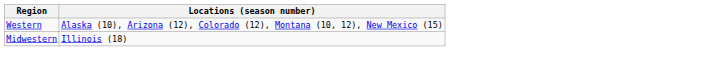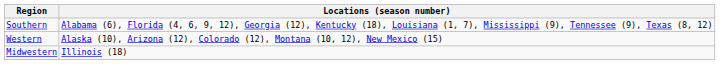+ row: (27, 25)
